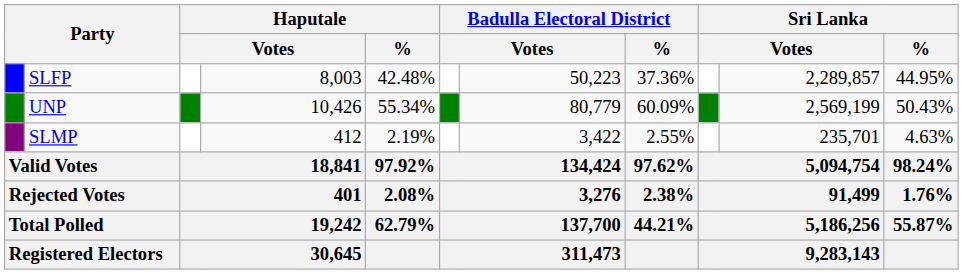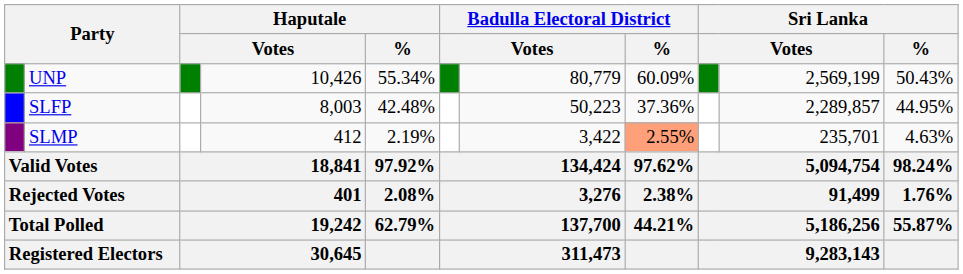rows swapped: (48, 107) <-> (50, 78)
(670, 136) no background -> (670, 136) lightsalmon background
